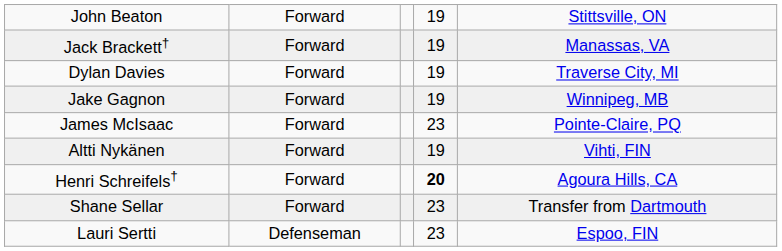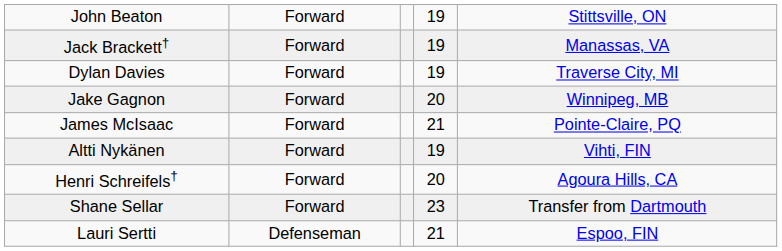(436, 99) 19 -> (436, 99) 20
(436, 125) 23 -> (436, 125) 21
(436, 179) bold -> (436, 179) normal
(436, 233) 23 -> (436, 233) 21
